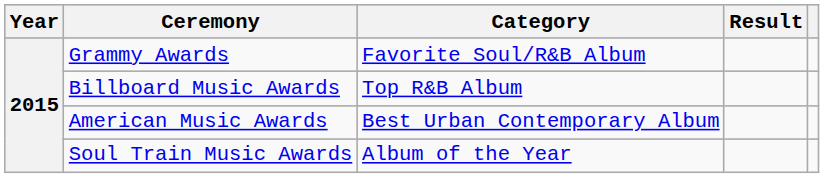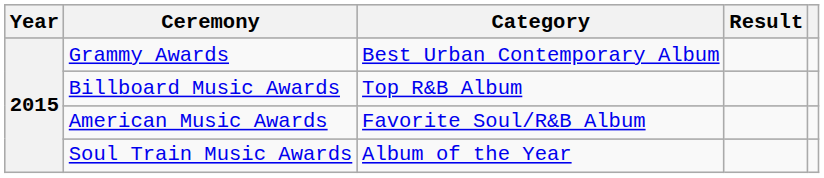(504, 55) Favorite Soul/R&B Album -> (541, 55) Best Urban Contemporary Album
(541, 122) Best Urban Contemporary Album -> (504, 122) Favorite Soul/R&B Album
